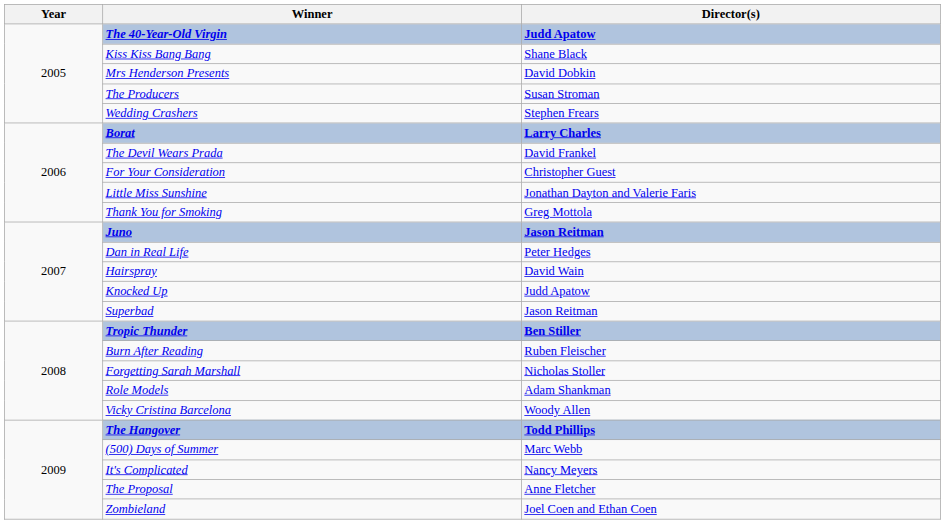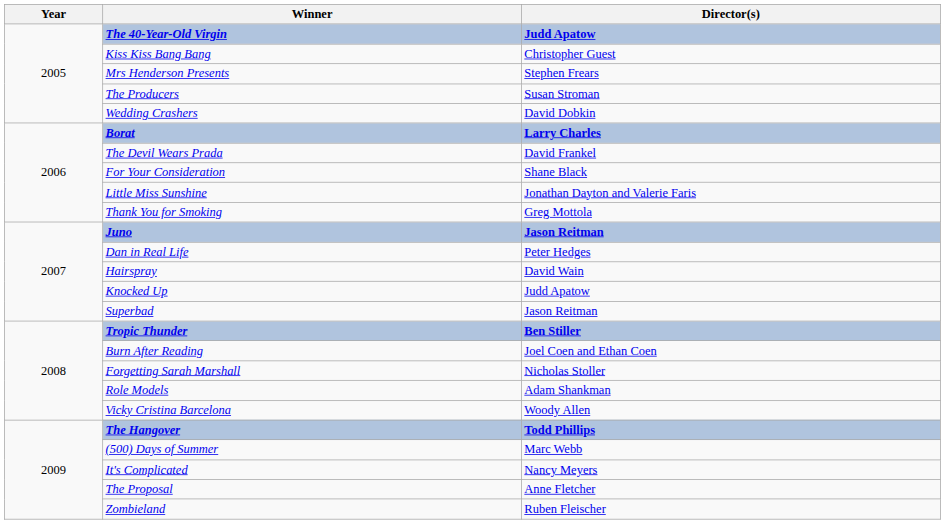(556, 53) Shane Black -> (570, 53) Christopher Guest
(560, 73) David Dobkin -> (562, 73) Stephen Frears
(562, 113) Stephen Frears -> (560, 113) David Dobkin
(570, 172) Christopher Guest -> (556, 172) Shane Black
(565, 350) Ruben Fleischer -> (591, 350) Joel Coen and Ethan Coen
(591, 509) Joel Coen and Ethan Coen -> (565, 509) Ruben Fleischer
